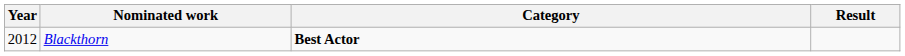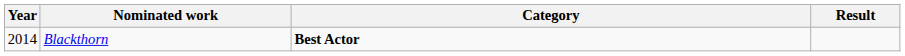(22, 39) 2012 -> (22, 39) 2014
